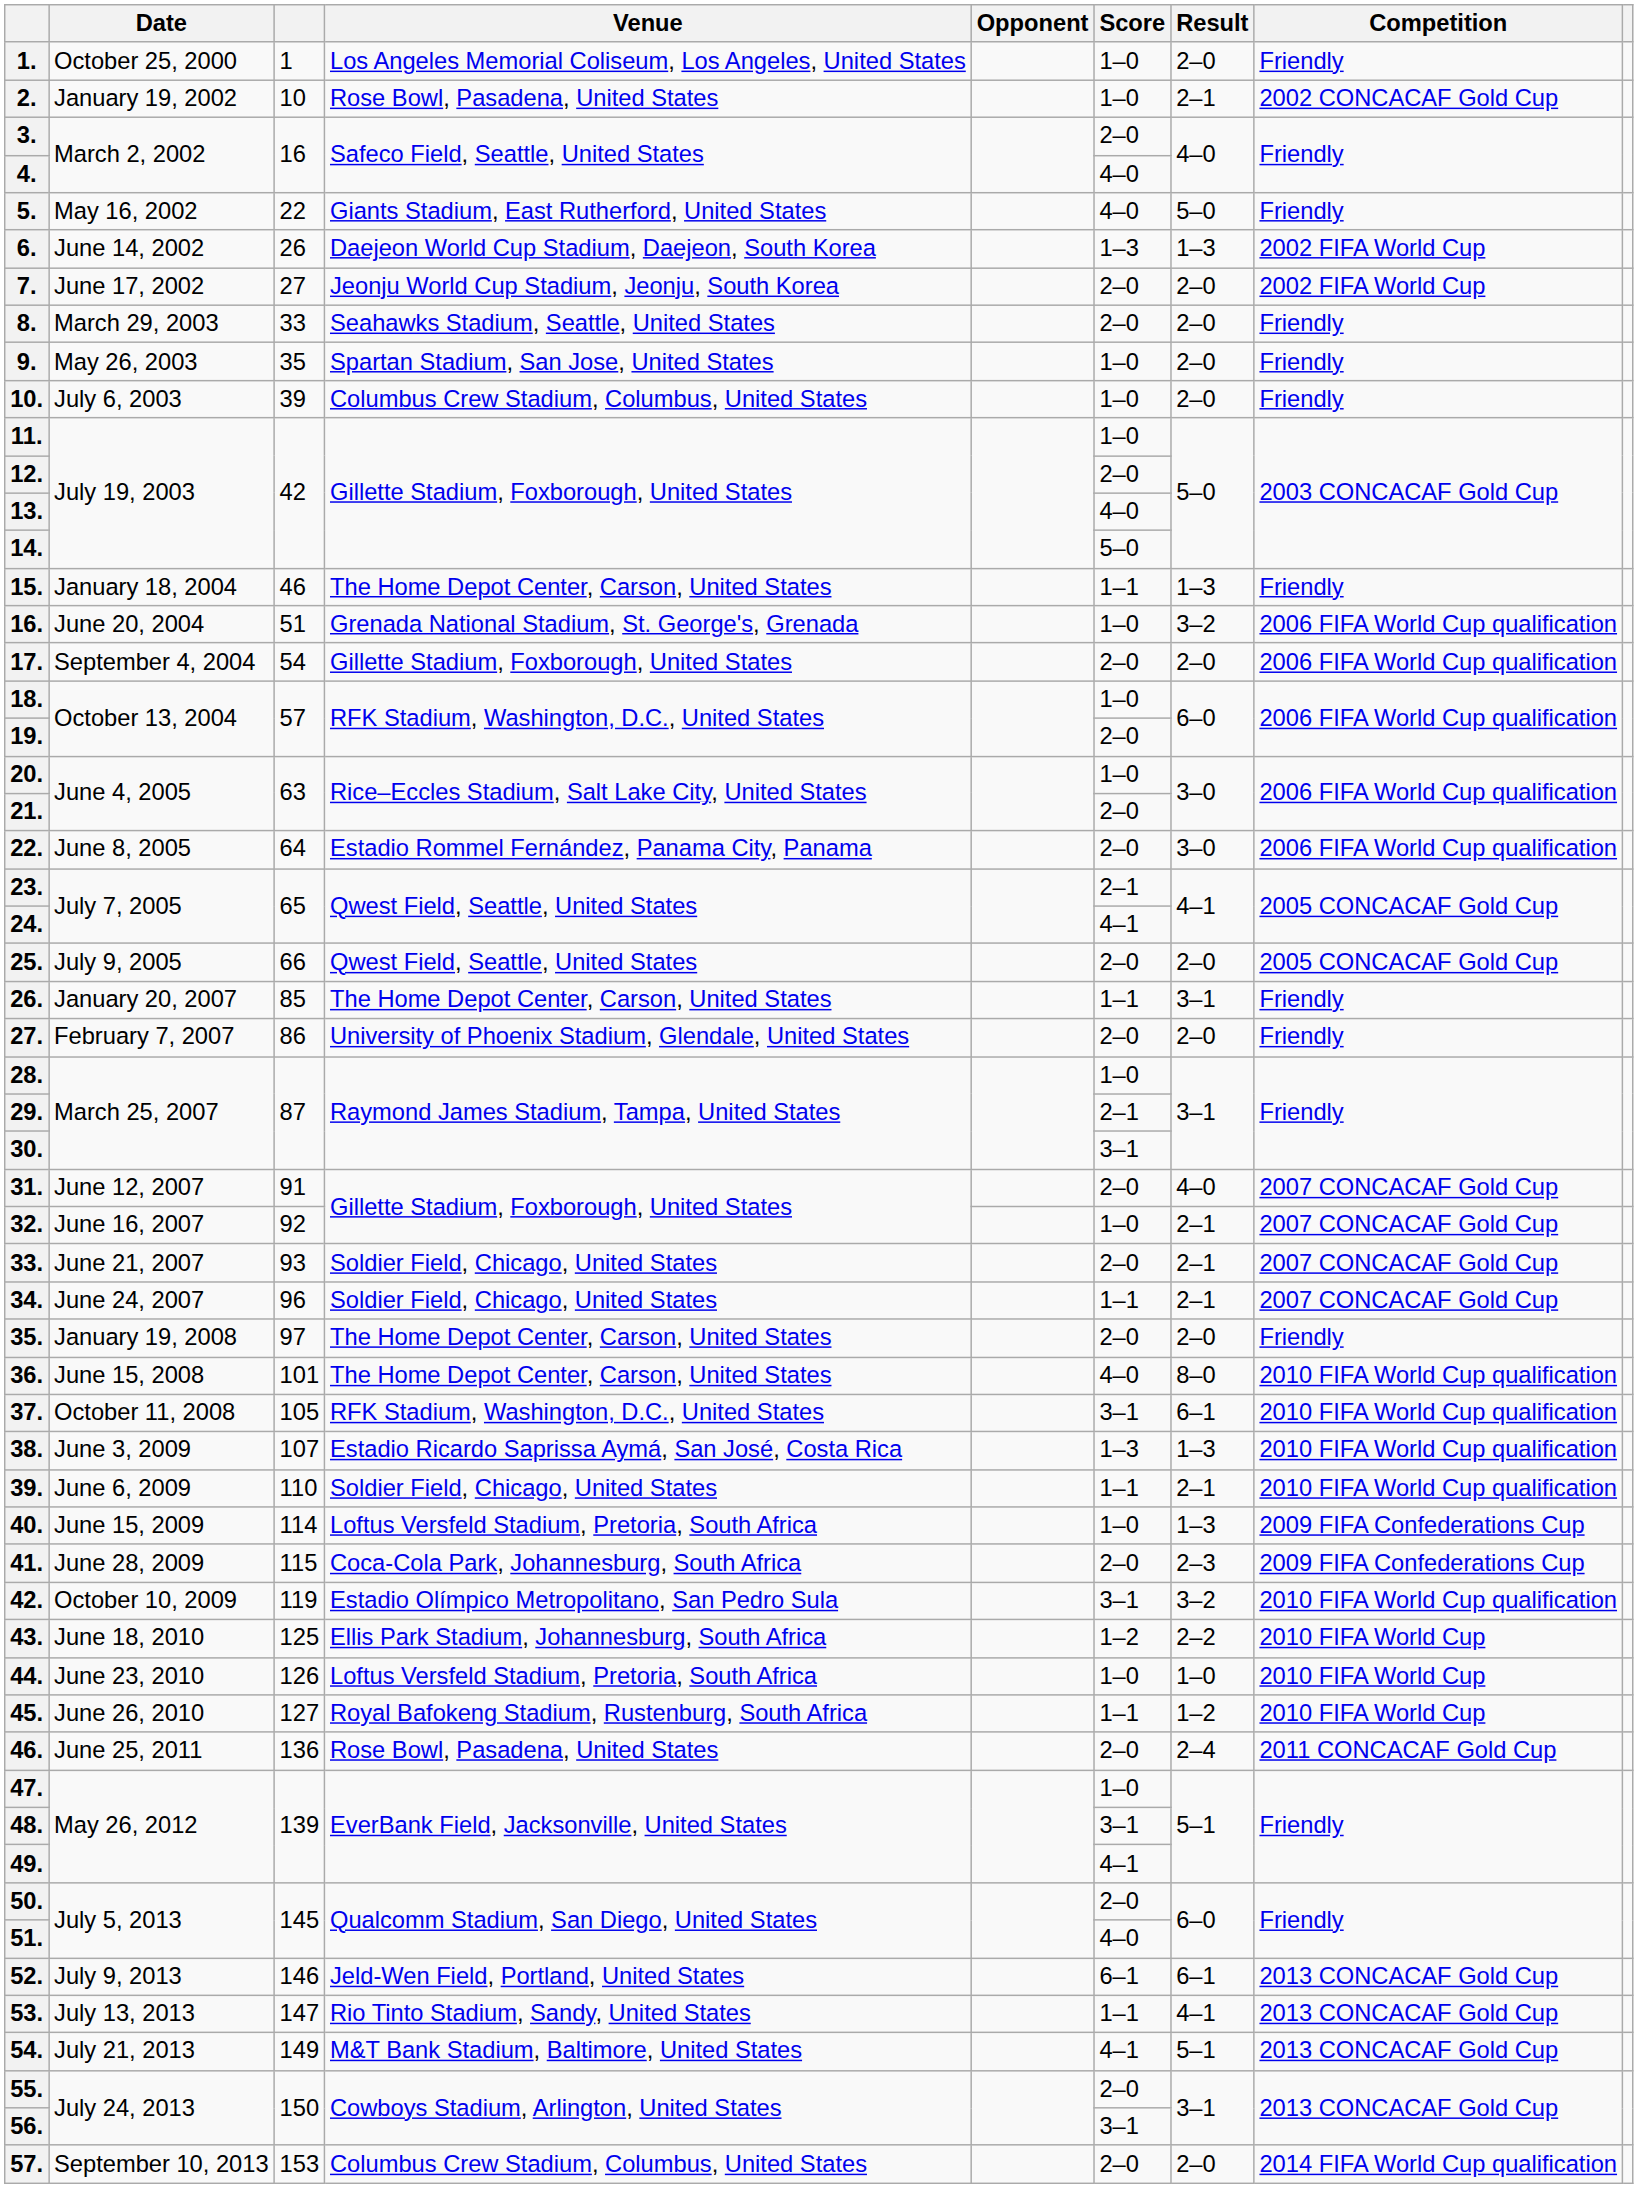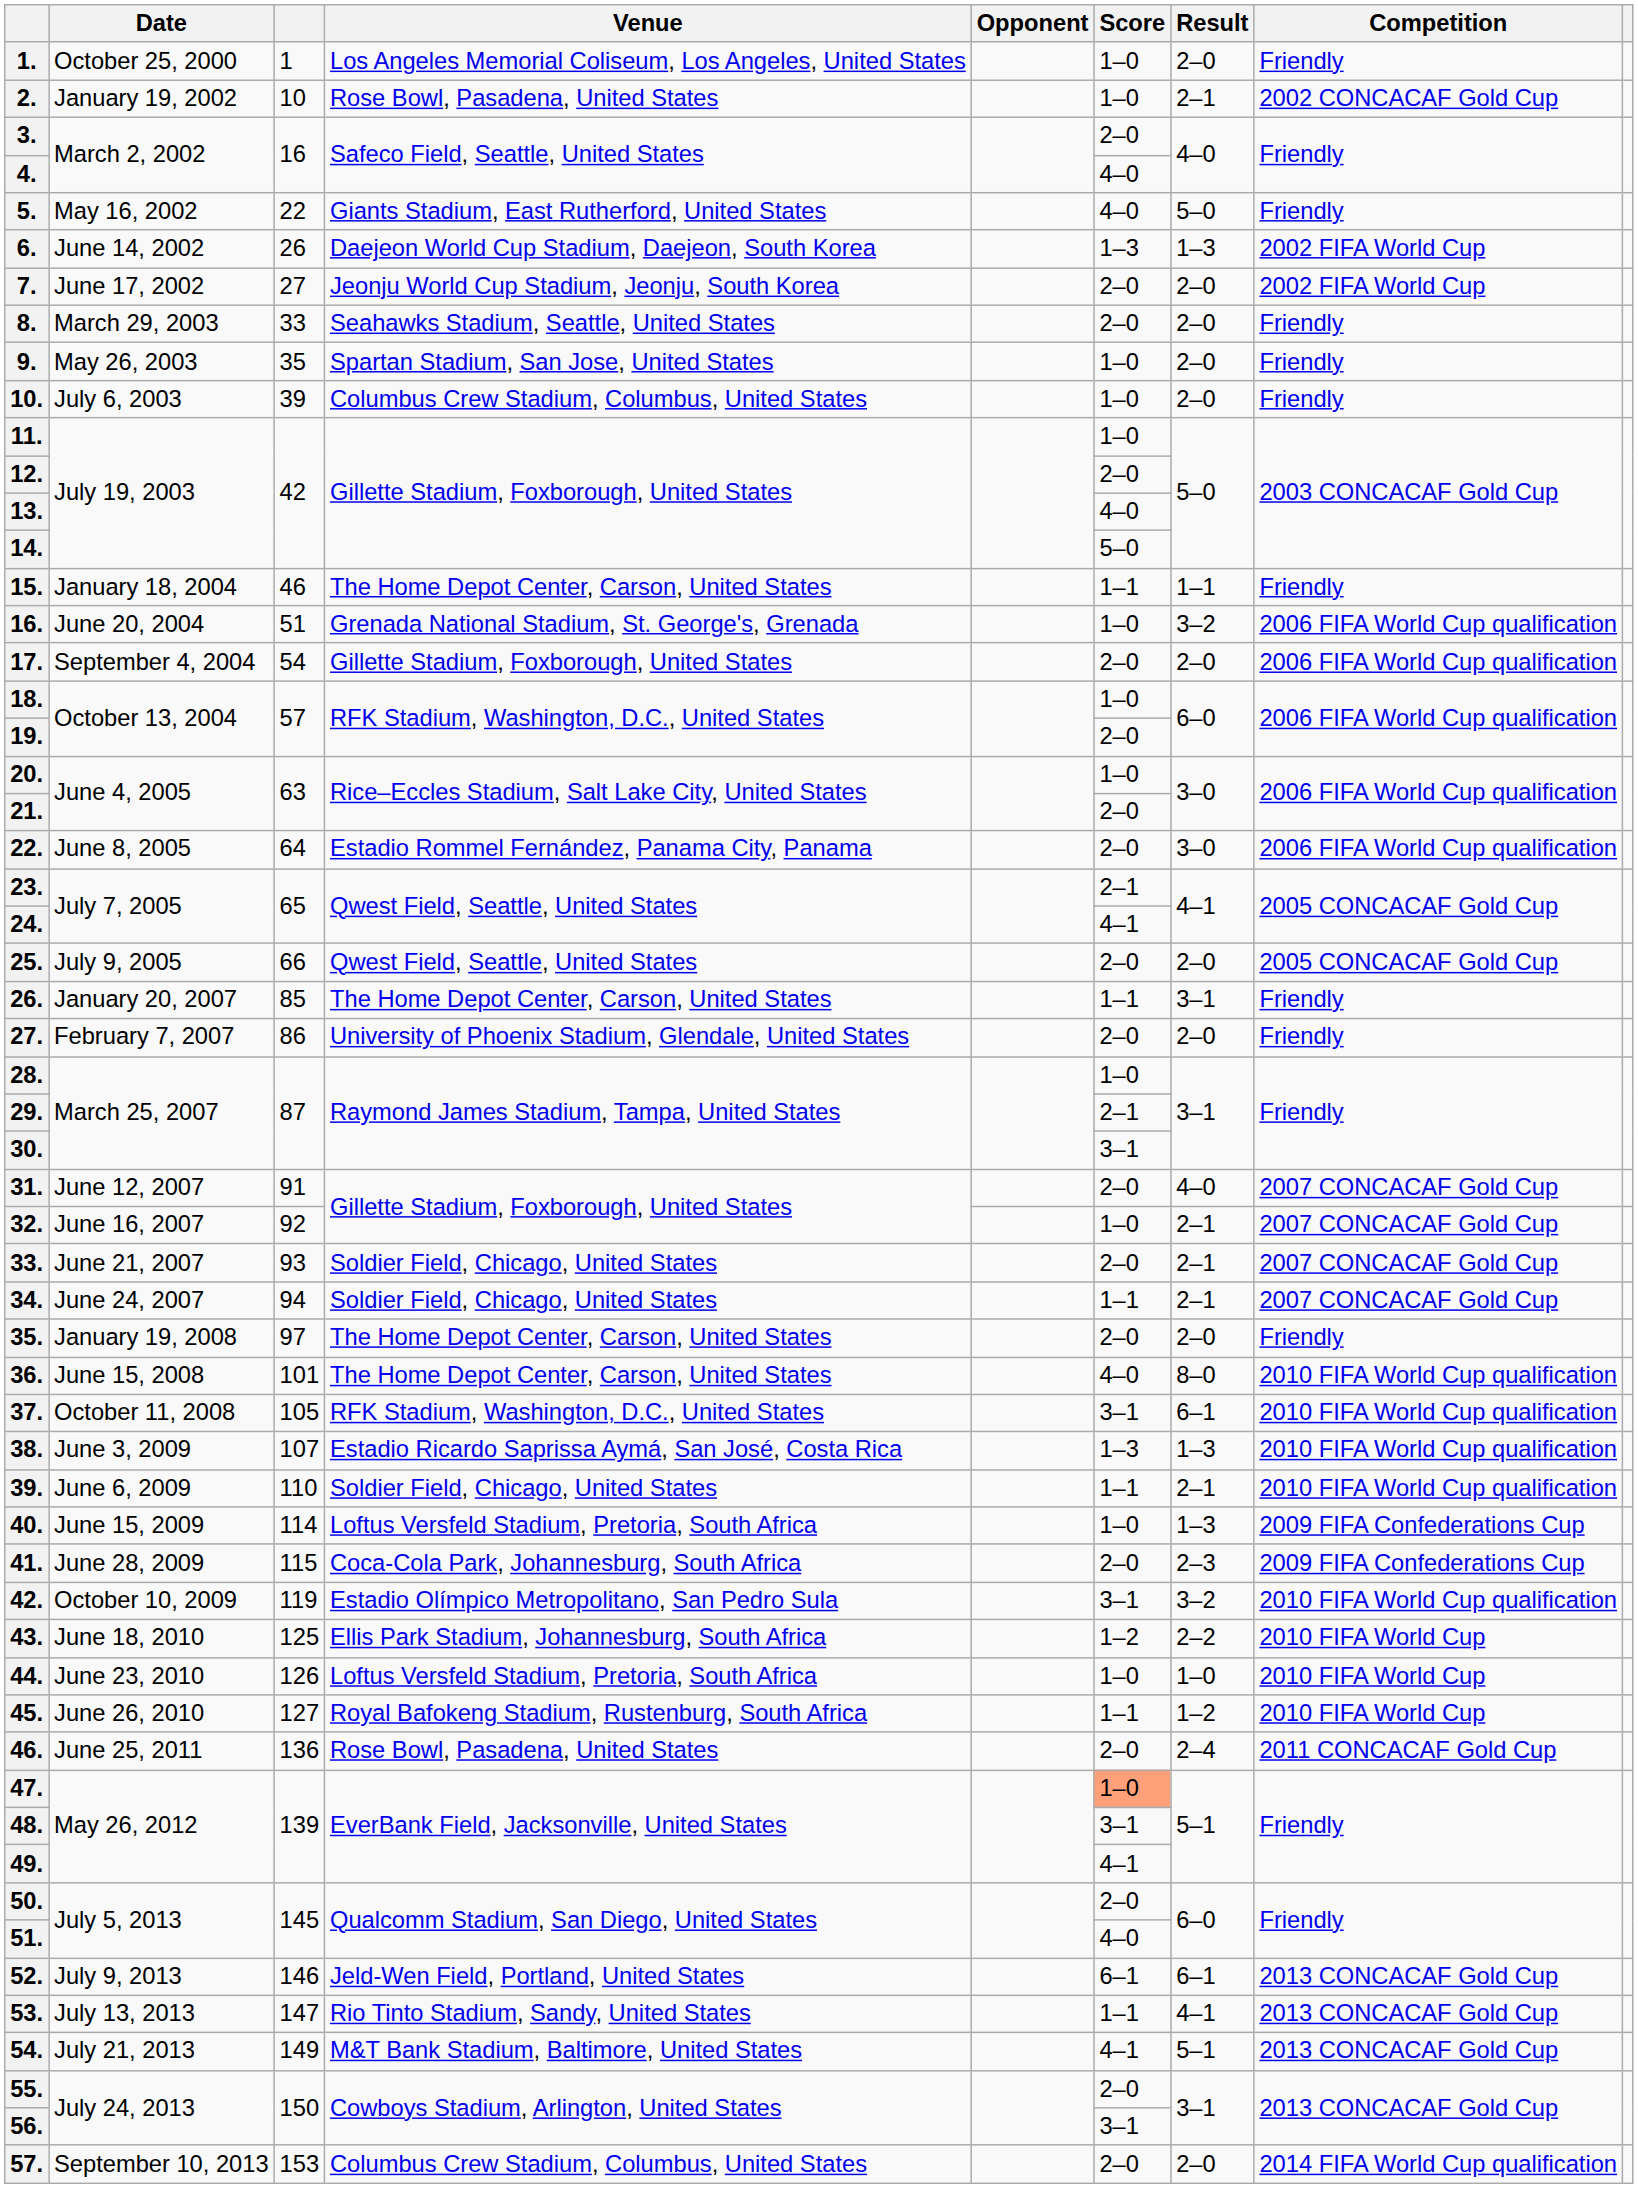(1196, 586) 1–3 -> (1196, 586) 1–1
(293, 1300) 96 -> (293, 1300) 94
(1119, 1788) no background -> (1119, 1788) lightsalmon background
